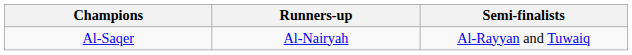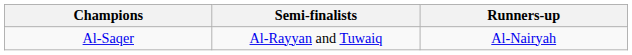columns swapped: (316, 15) <-> (524, 15)
